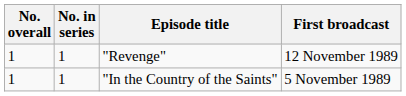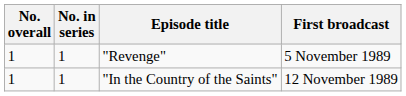(341, 56) 12 November 1989 -> (337, 56) 5 November 1989
(337, 79) 5 November 1989 -> (341, 79) 12 November 1989
